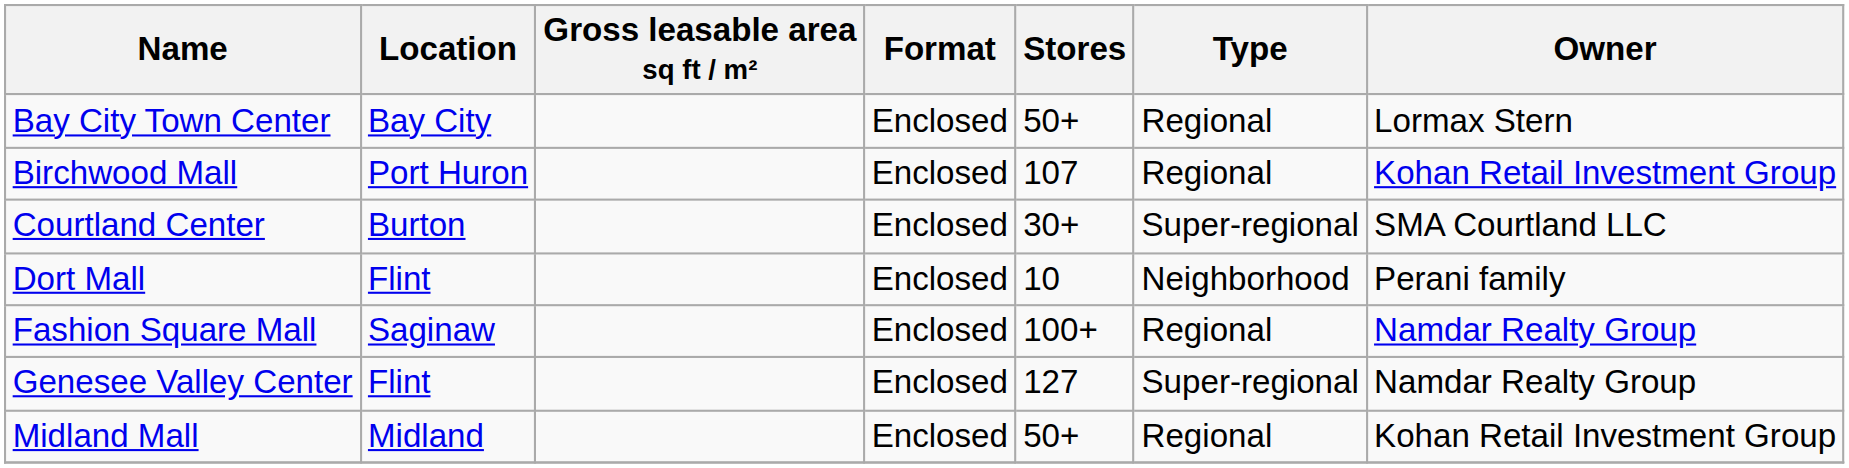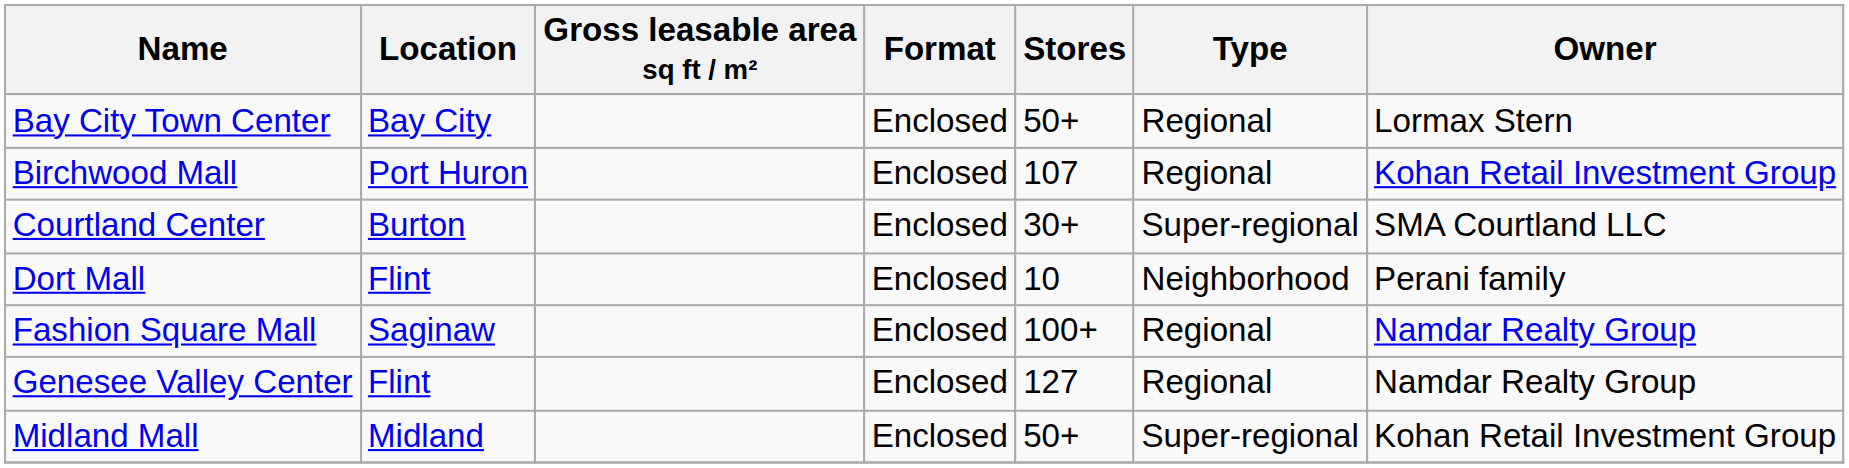(1250, 383) Super-regional -> (1207, 383) Regional
(1207, 435) Regional -> (1250, 435) Super-regional
